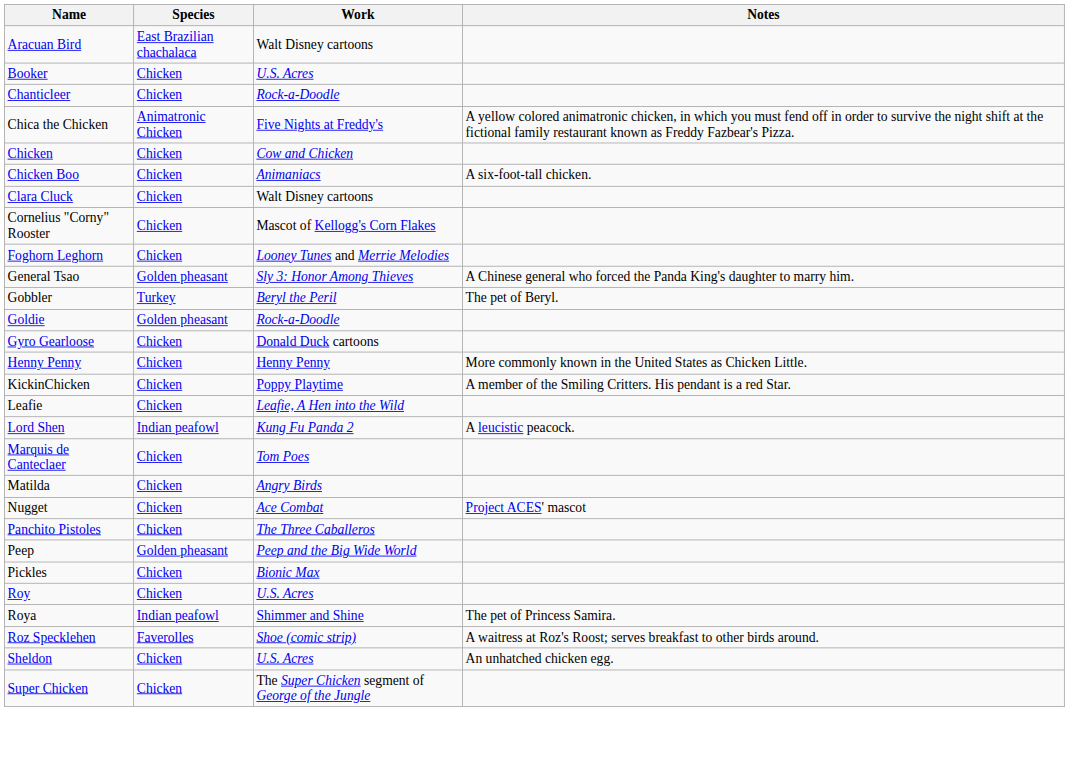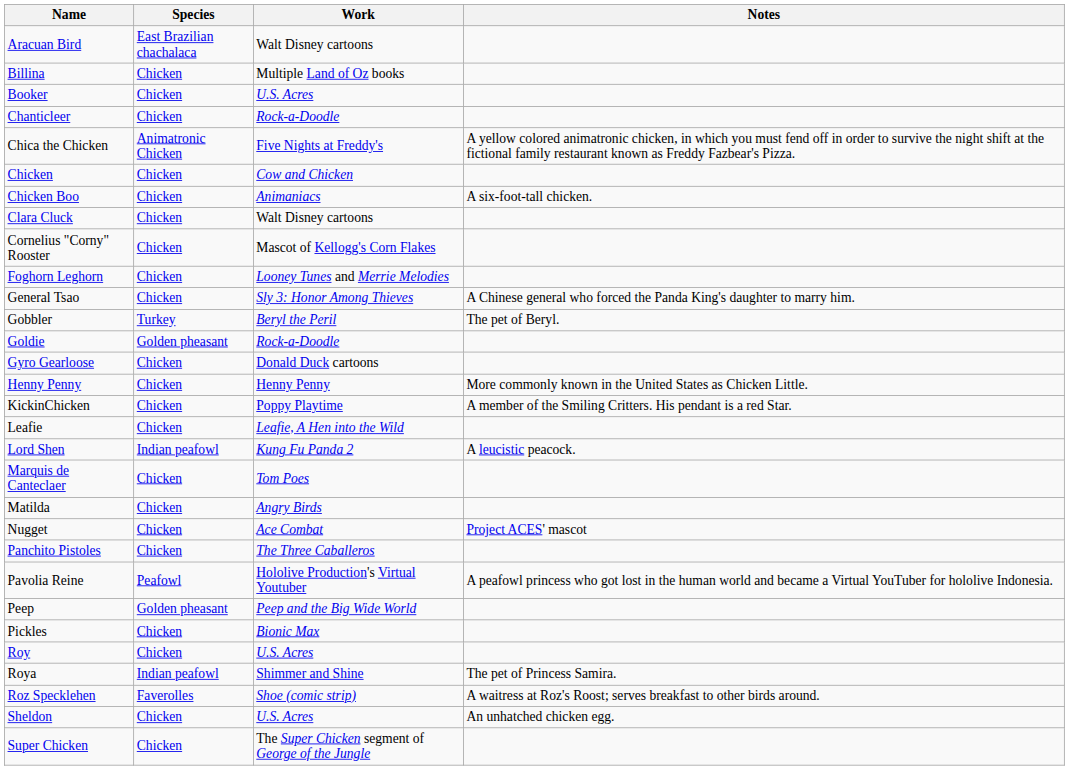+ row: (26, 73)
(182, 276) Golden pheasant -> (159, 298) Chicken
+ row: (46, 580)
